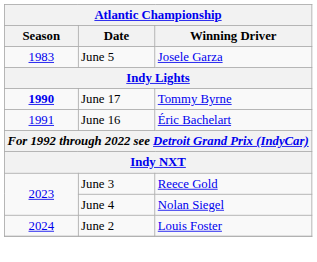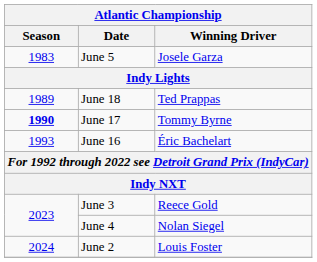+ row: (101, 99)
(41, 120) 1991 -> (41, 141) 1993
